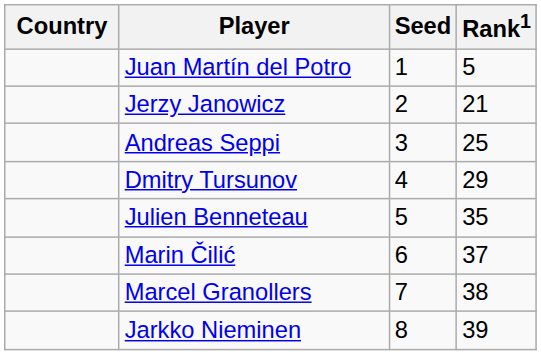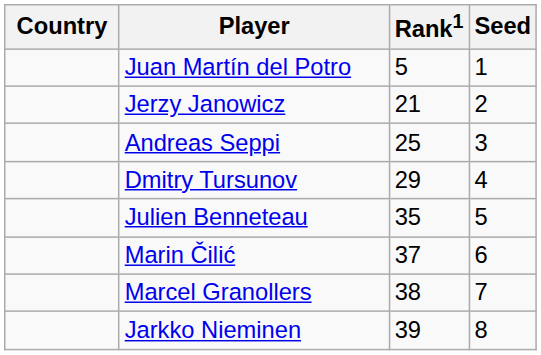columns swapped: (497, 26) <-> (423, 26)
